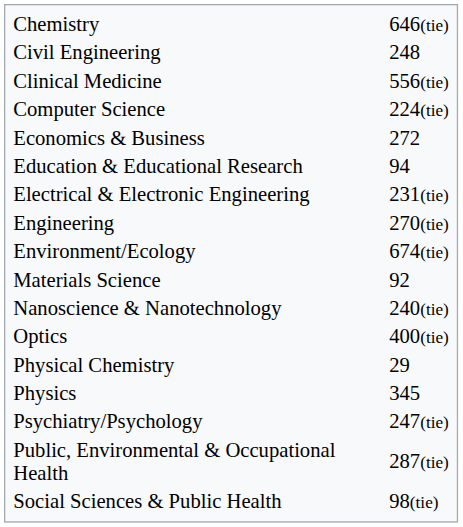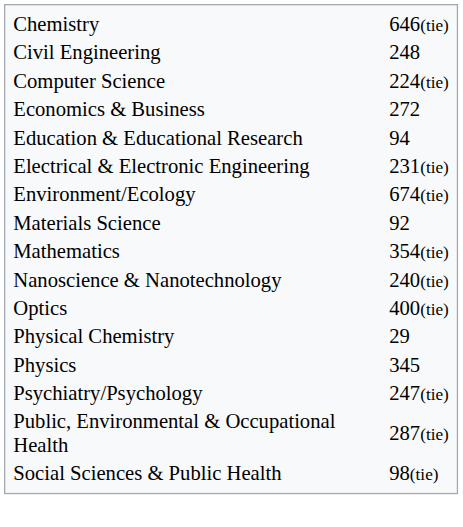- row: (87, 81)
- row: (64, 223)
+ row: (67, 251)
